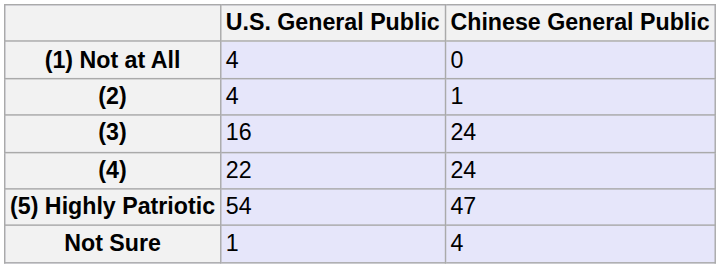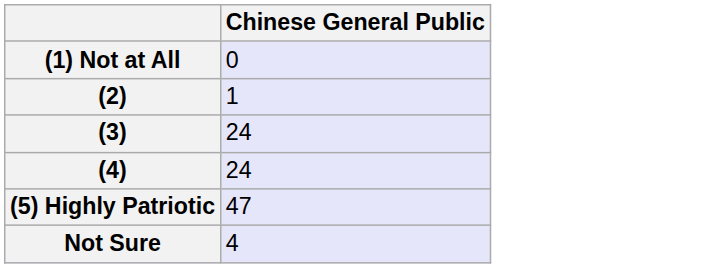- column: (333, 22)
